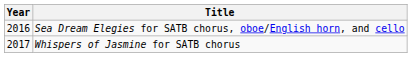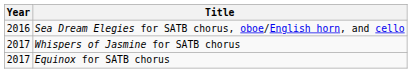+ row: (102, 60)
